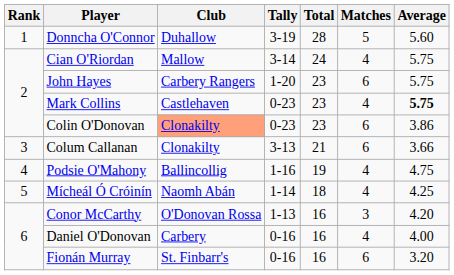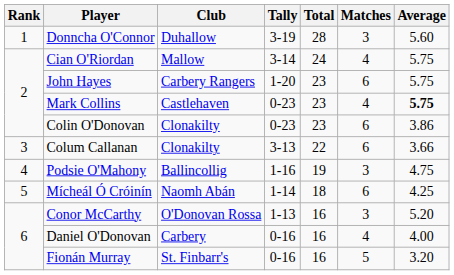(366, 37) 5 -> (366, 37) 3
(190, 125) lightsalmon background -> (190, 125) no background
(319, 147) 21 -> (319, 147) 22
(366, 170) 4 -> (366, 170) 3
(366, 192) 4 -> (366, 192) 6
(422, 214) 4.20 -> (422, 214) 5.20
(366, 258) 6 -> (366, 258) 5
